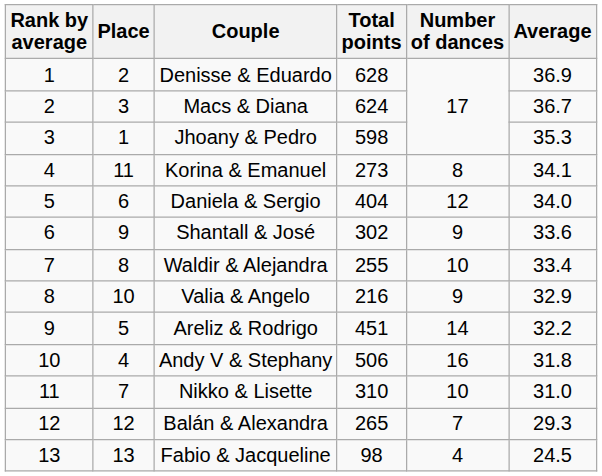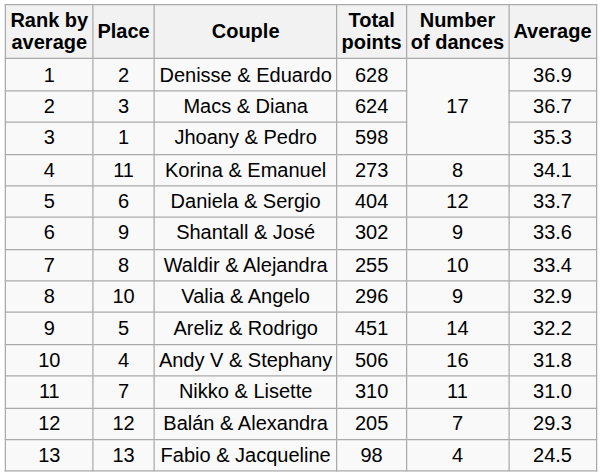(552, 201) 34.0 -> (552, 201) 33.7
(372, 296) 216 -> (372, 296) 296
(457, 391) 10 -> (457, 391) 11
(372, 423) 265 -> (372, 423) 205
